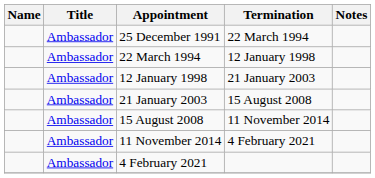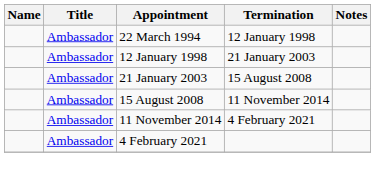- row: (170, 36)
